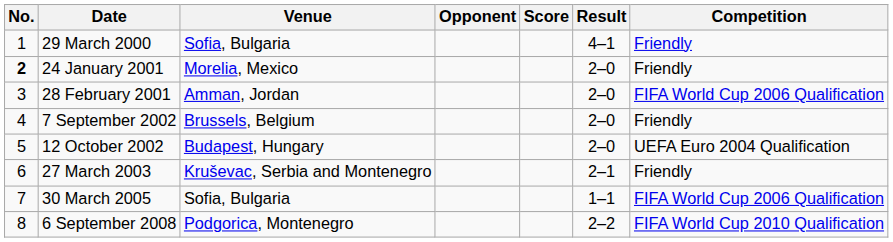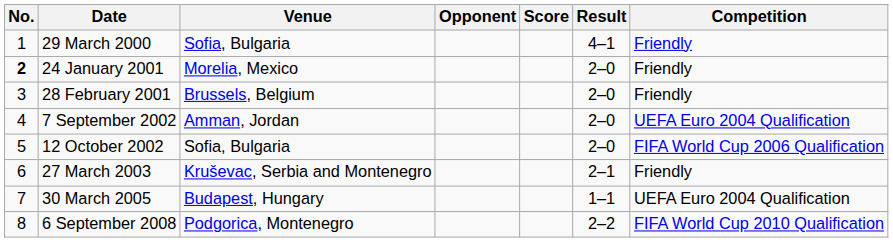(242, 95) Amman, Jordan -> (249, 95) Brussels, Belgium
(759, 95) FIFA World Cup 2006 Qualification -> (663, 95) Friendly
(249, 120) Brussels, Belgium -> (242, 120) Amman, Jordan
(663, 120) Friendly -> (742, 120) UEFA Euro 2004 Qualification
(254, 146) Budapest, Hungary -> (237, 146) Sofia, Bulgaria
(742, 146) UEFA Euro 2004 Qualification -> (759, 146) FIFA World Cup 2006 Qualification
(237, 198) Sofia, Bulgaria -> (254, 198) Budapest, Hungary
(759, 198) FIFA World Cup 2006 Qualification -> (742, 198) UEFA Euro 2004 Qualification
